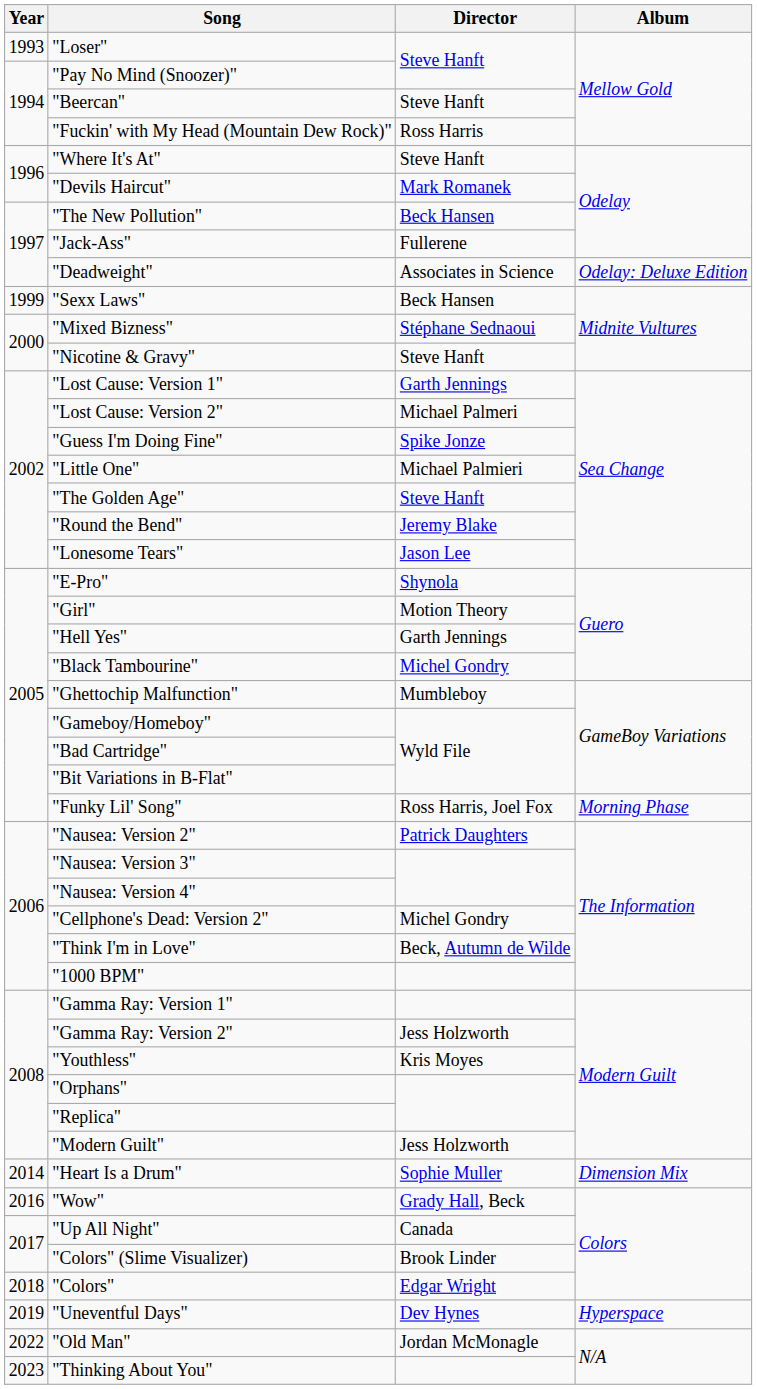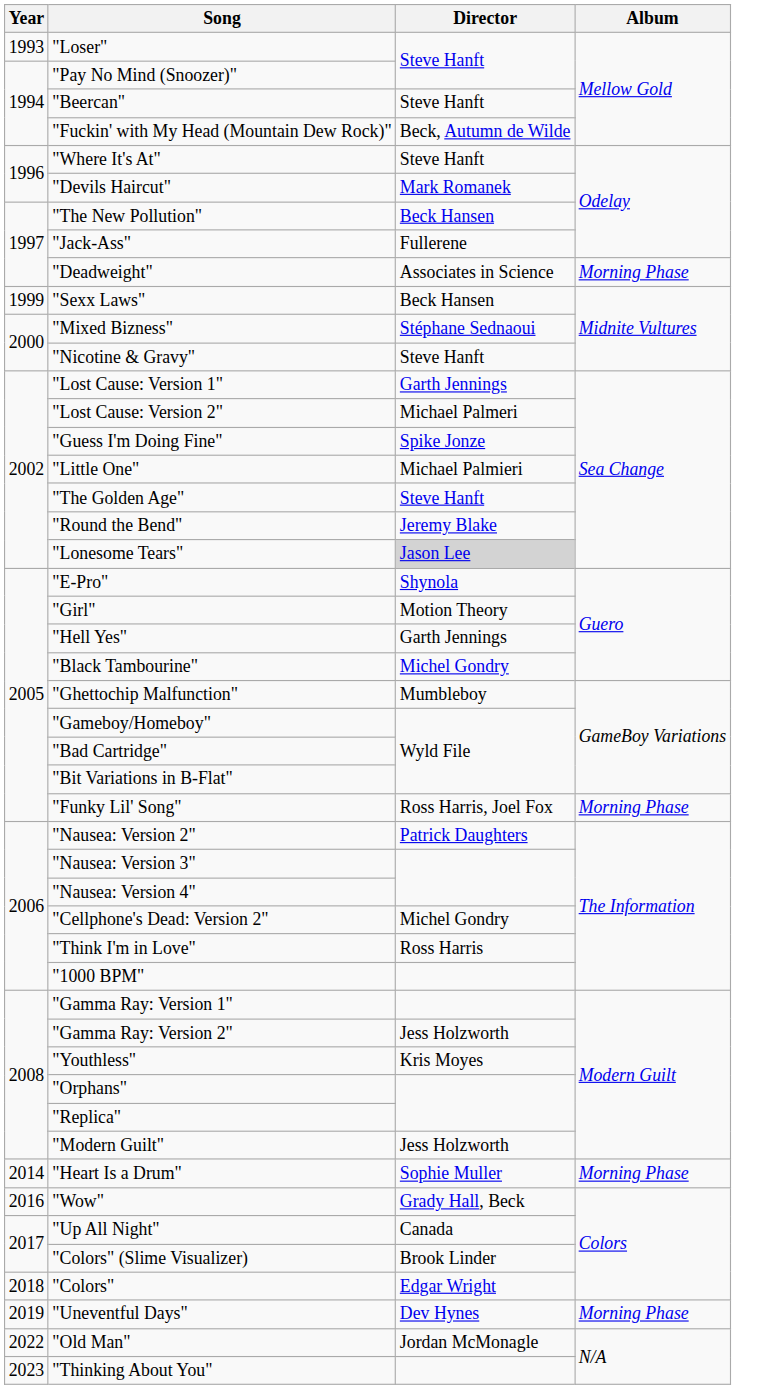(442, 131) Ross Harris -> (485, 131) Beck, Autumn de Wilde
(663, 272) Odelay: Deluxe Edition -> (634, 272) Morning Phase
(435, 553) no background -> (435, 553) lightgrey background
(485, 948) Beck, Autumn de Wilde -> (442, 948) Ross Harris
(633, 1173) Dimension Mix -> (634, 1173) Morning Phase
(621, 1314) Hyperspace -> (634, 1314) Morning Phase
